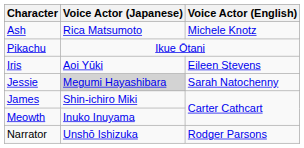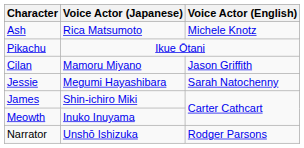- row: (14, 65)
+ row: (19, 65)
(115, 82) lightgrey background -> (115, 82) no background
